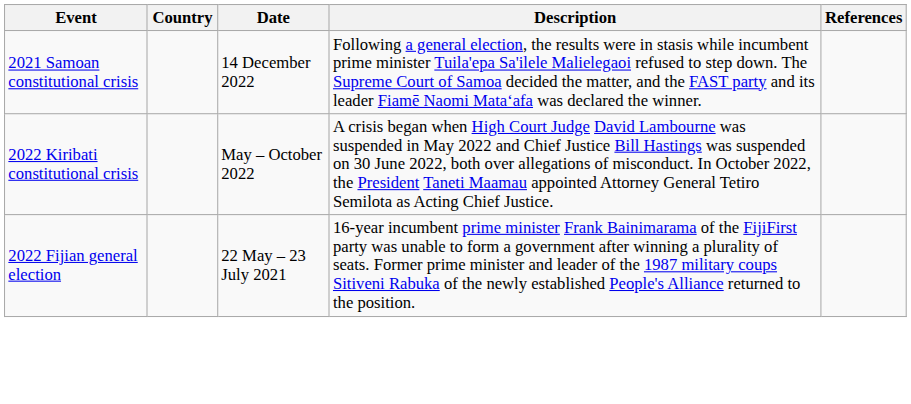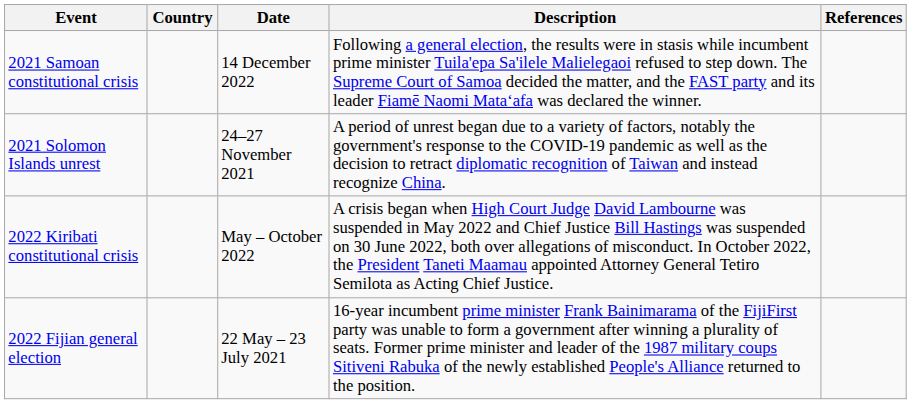+ row: (57, 154)
